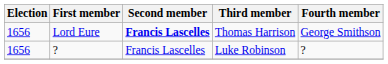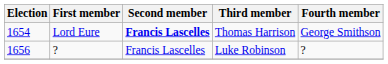(19, 31) 1656 -> (19, 31) 1654
